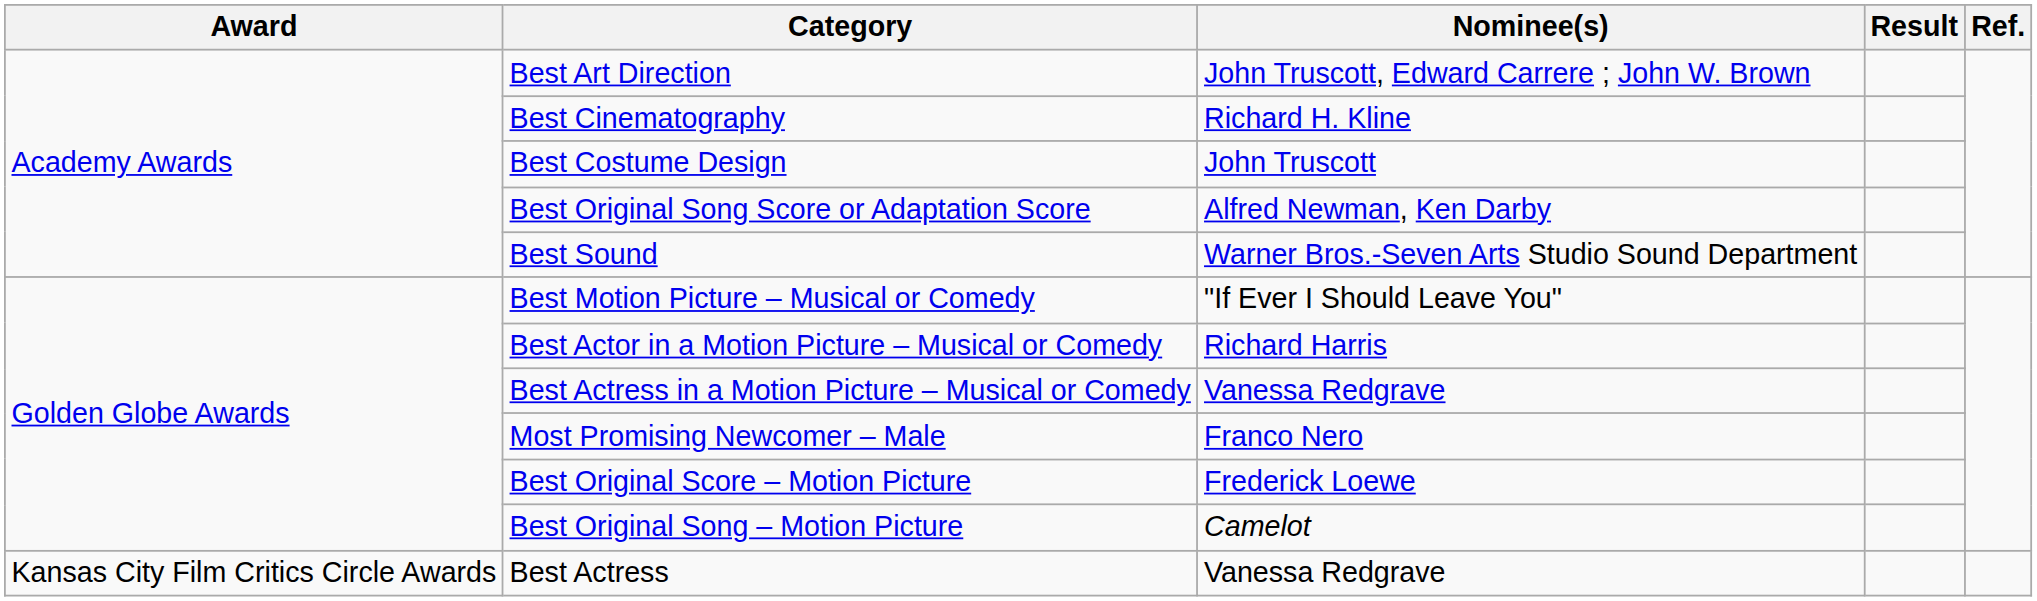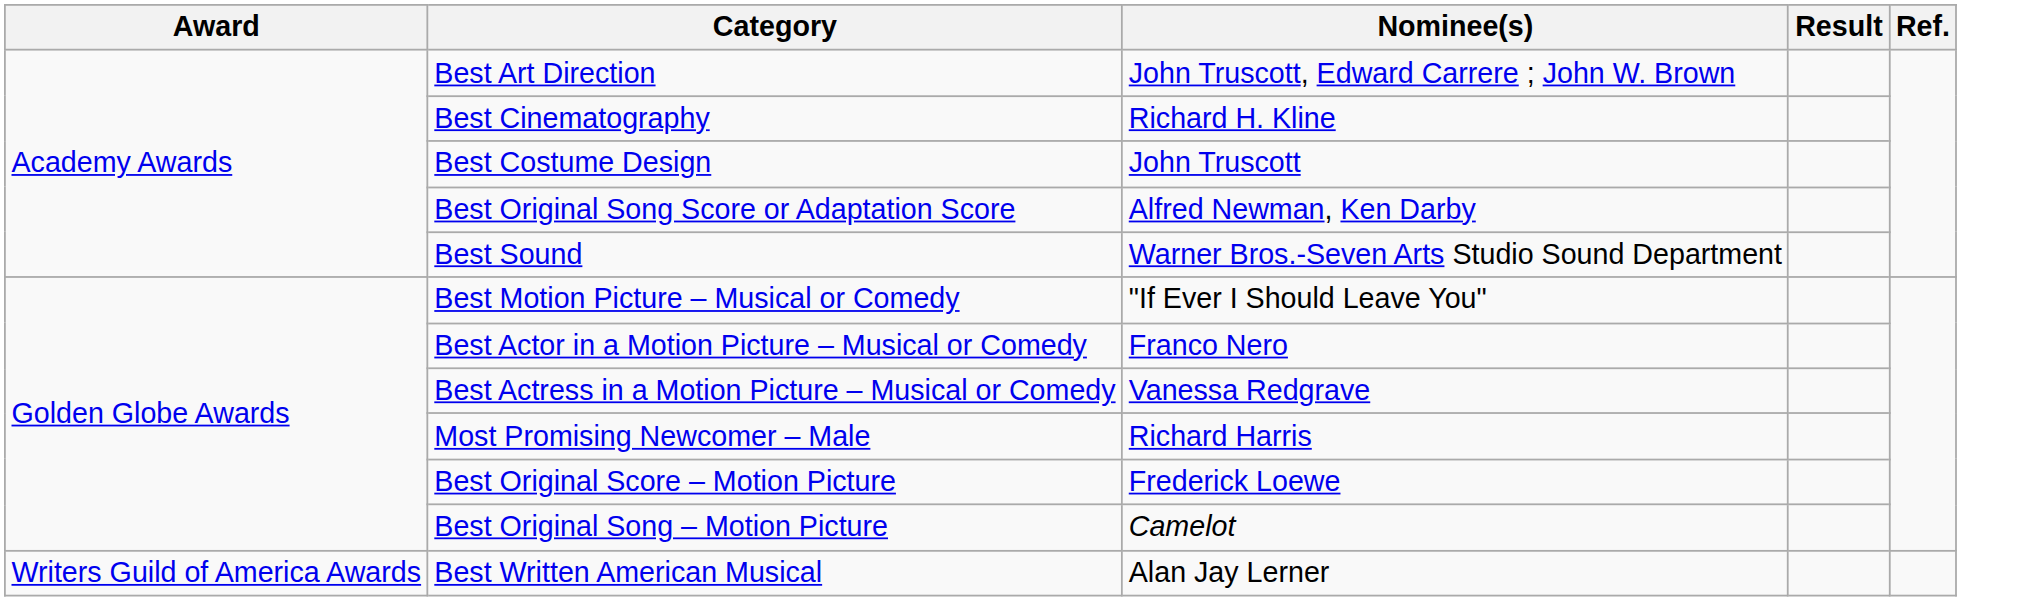(1296, 345) Richard Harris -> (1208, 345) Franco Nero
(1284, 436) Franco Nero -> (1220, 436) Richard Harris
- row: (589, 572)
+ row: (628, 572)
